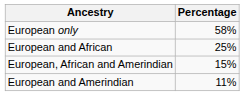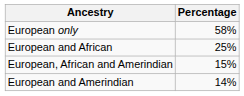(226, 82) 11% -> (226, 82) 14%
